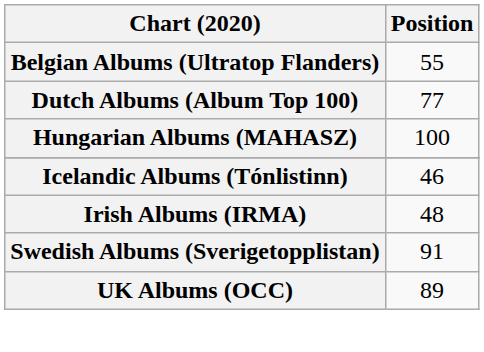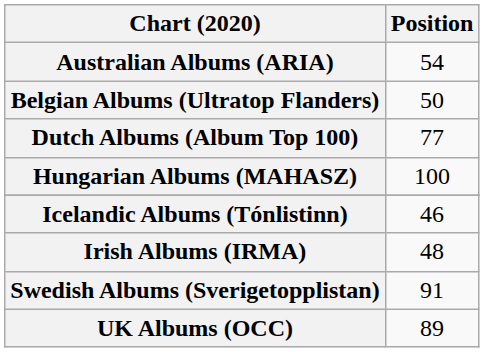+ row: (195, 61)
(432, 61) 55 -> (432, 99) 50
